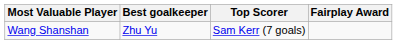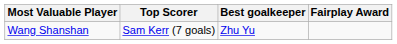columns swapped: (259, 13) <-> (165, 13)
